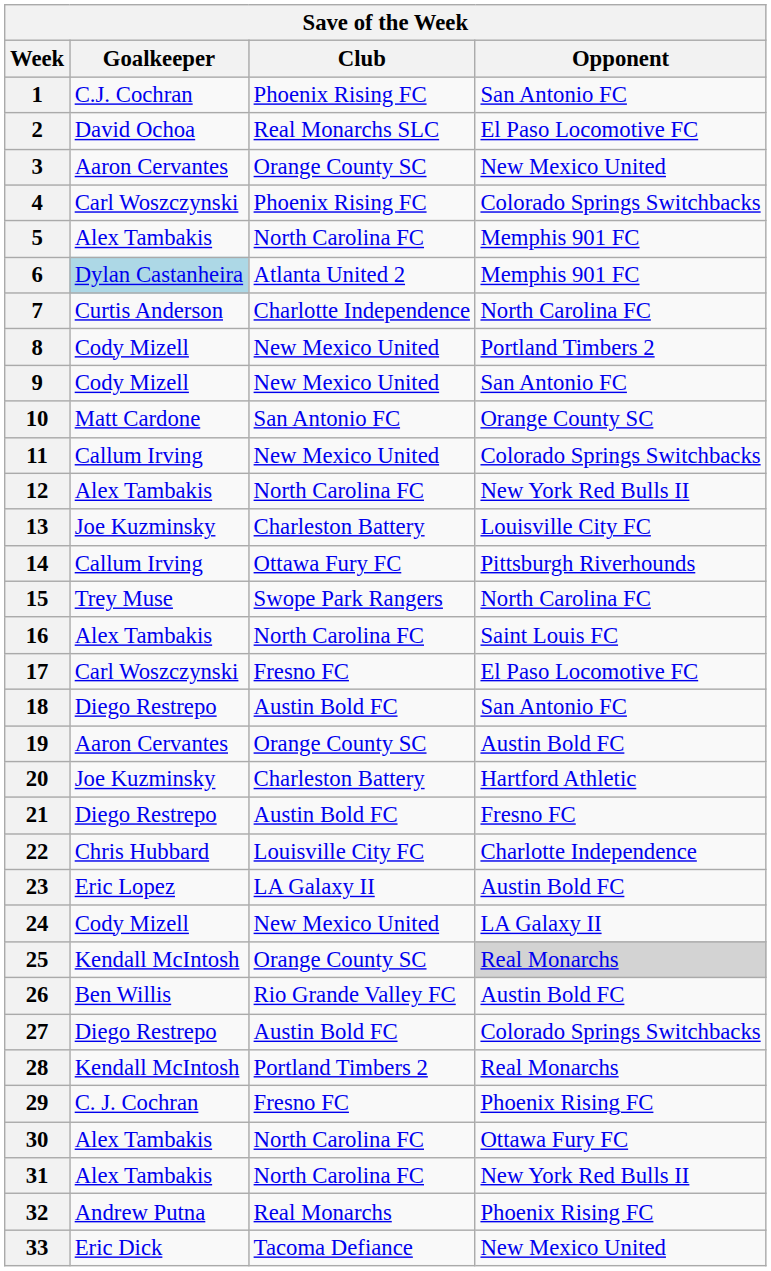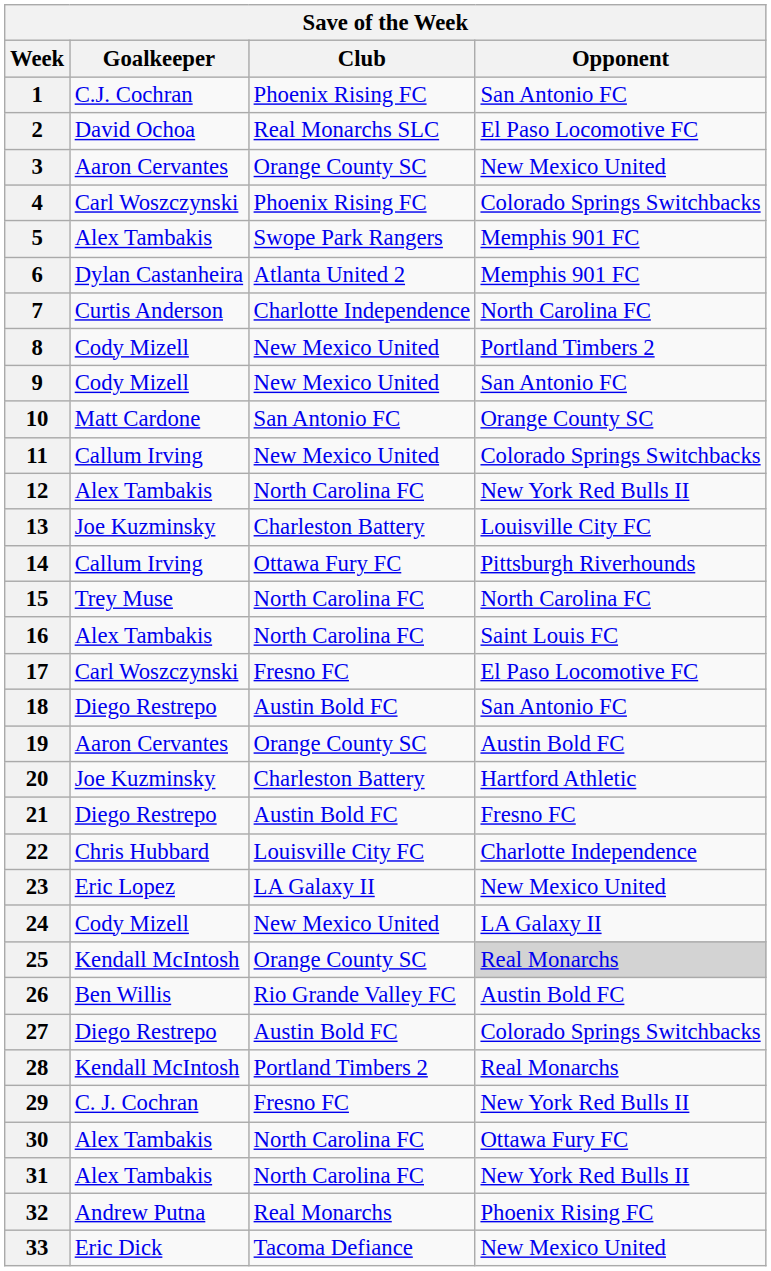(339, 238) North Carolina FC -> (348, 238) Swope Park Rangers
(159, 274) lightblue background -> (159, 274) no background
(348, 599) Swope Park Rangers -> (339, 599) North Carolina FC
(552, 887) Austin Bold FC -> (573, 887) New Mexico United
(567, 1103) Phoenix Rising FC -> (585, 1103) New York Red Bulls II
